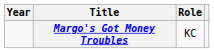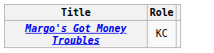- column: (19, 12)
